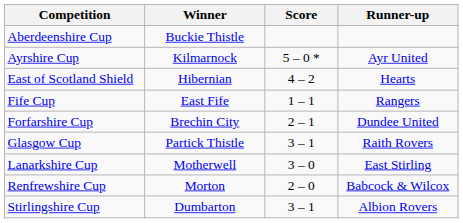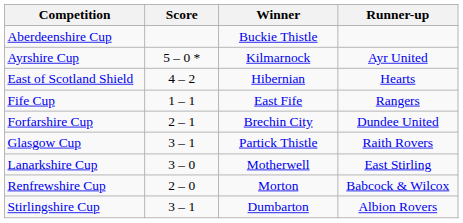columns swapped: (205, 15) <-> (301, 15)
